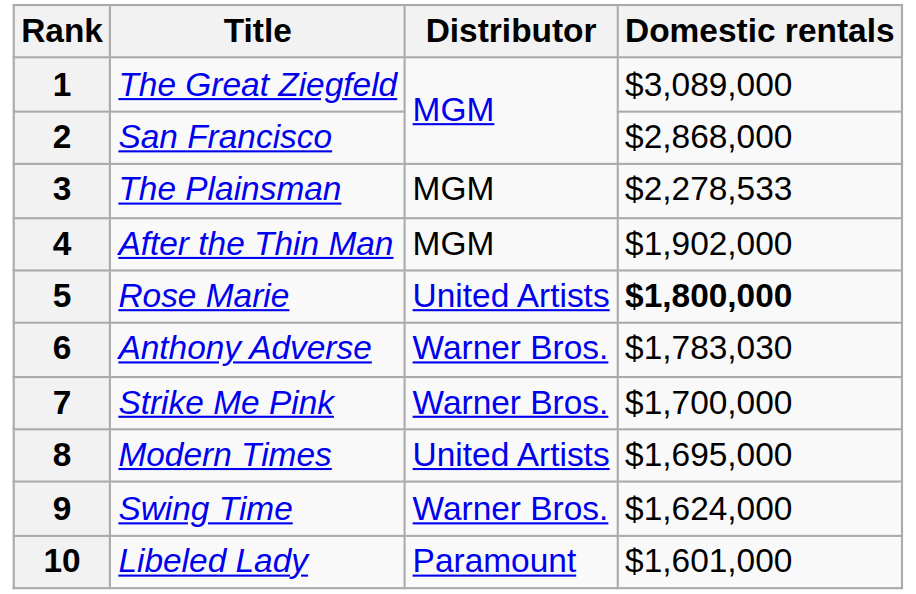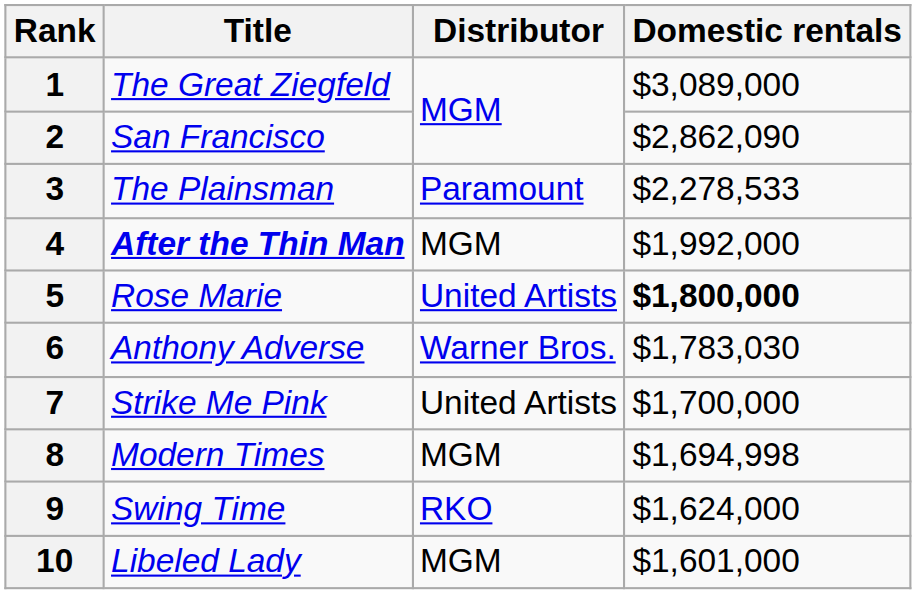(709, 137) $2,868,000 -> (716, 137) $2,862,090
(453, 190) MGM -> (502, 190) Paramount
(256, 243) normal -> (258, 243) bold
(709, 243) $1,902,000 -> (716, 243) $1,992,000
(510, 402) Warner Bros. -> (518, 402) United Artists
(511, 455) United Artists -> (461, 455) MGM
(709, 455) $1,695,000 -> (716, 455) $1,694,998
(510, 508) Warner Bros. -> (456, 508) RKO
(494, 561) Paramount -> (461, 561) MGM
